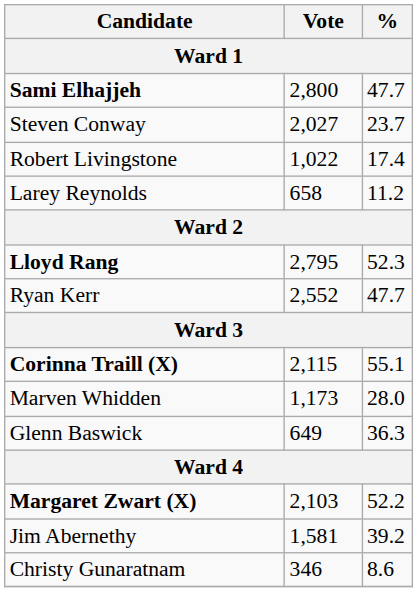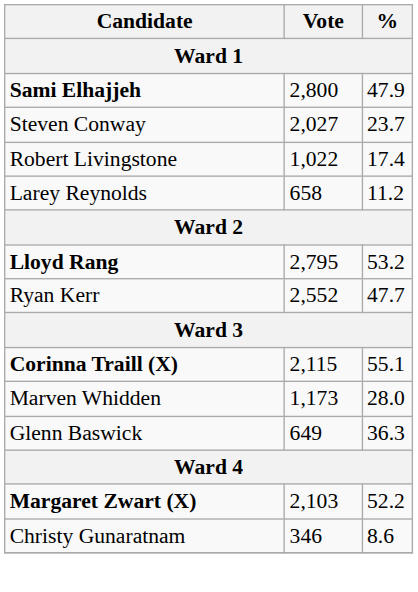(386, 90) 47.7 -> (386, 90) 47.9
(386, 261) 52.3 -> (386, 261) 53.2
- row: (73, 535)
